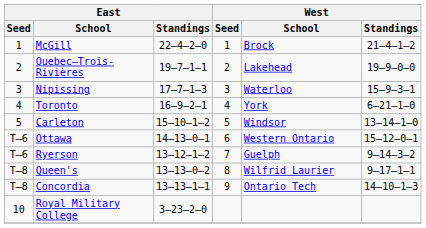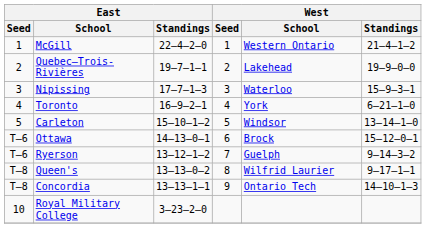(259, 45) Brock -> (289, 45) Western Ontario
(289, 138) Western Ontario -> (259, 138) Brock
